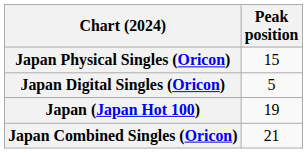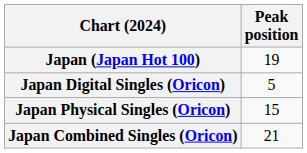rows swapped: (123, 110) <-> (123, 60)
